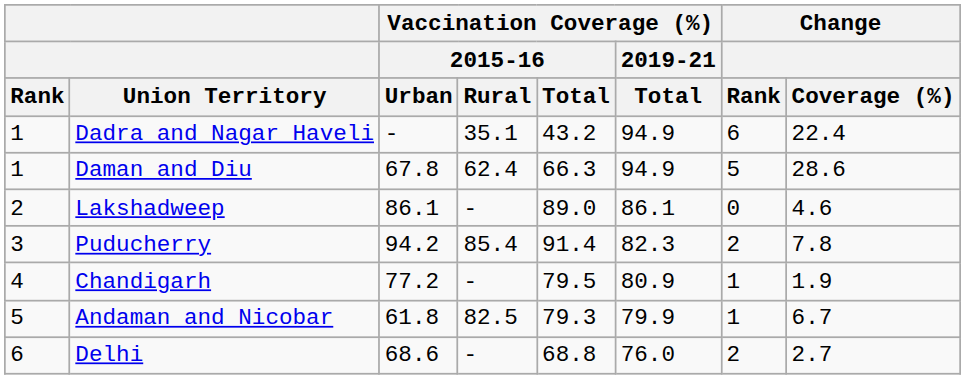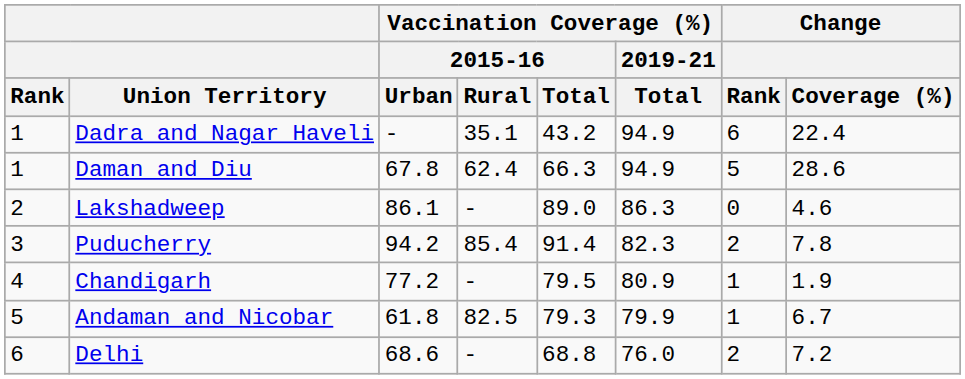(648, 208) 86.1 -> (648, 208) 86.3
(812, 355) 2.7 -> (812, 355) 7.2
